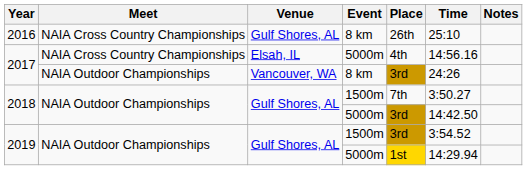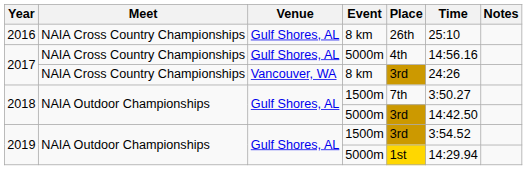(275, 54) Elsah, IL -> (295, 54) Gulf Shores, AL
(126, 74) NAIA Outdoor Championships -> (143, 74) NAIA Cross Country Championships
